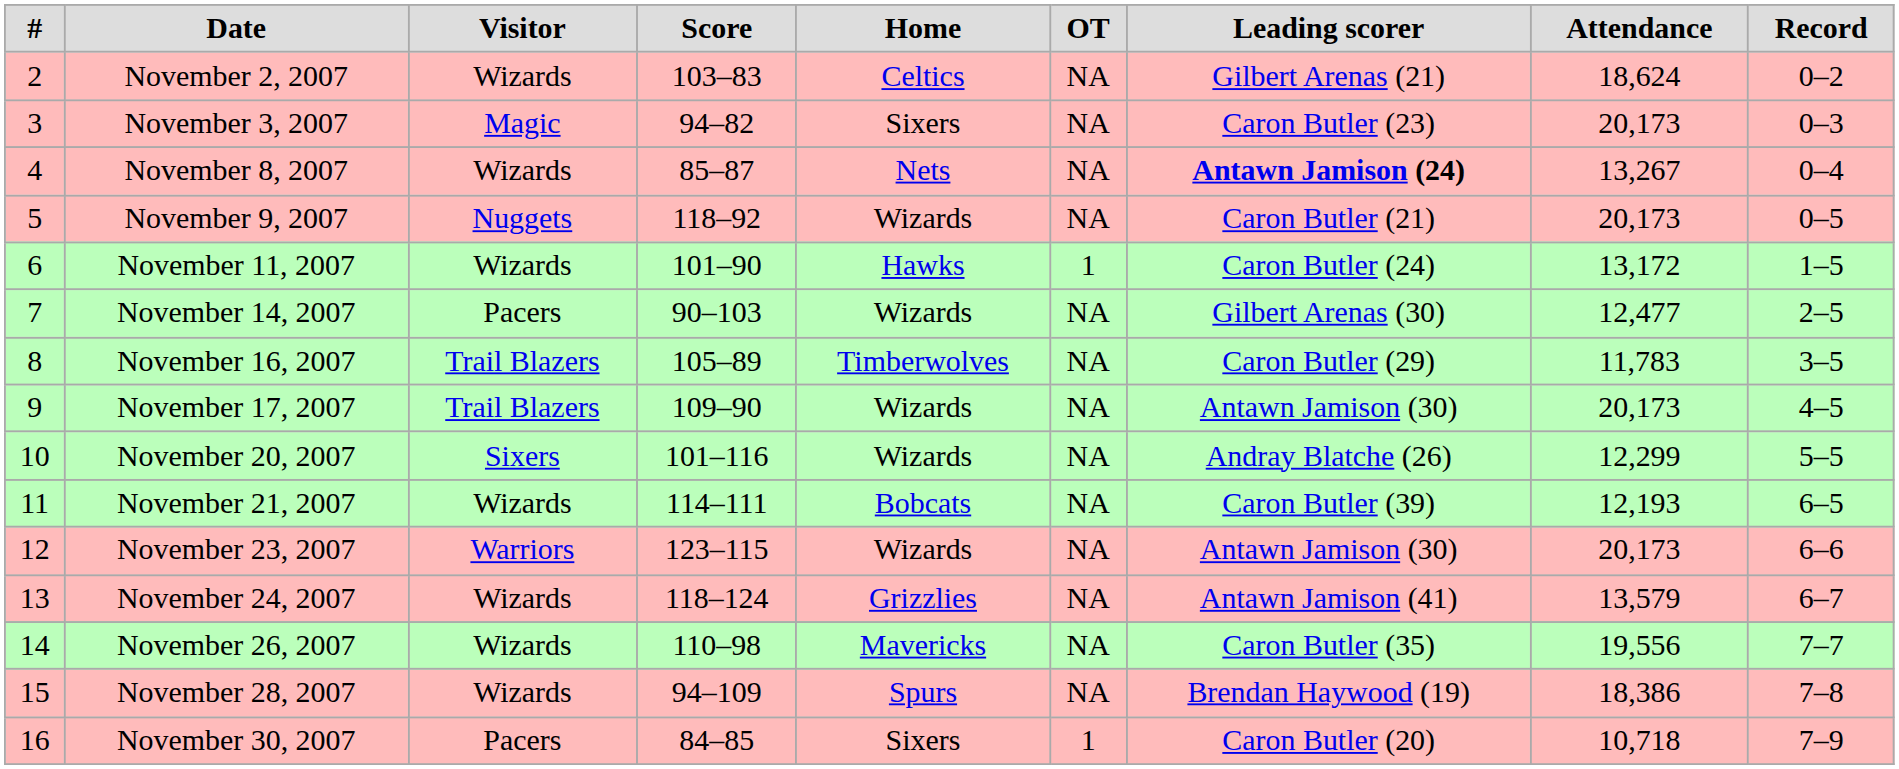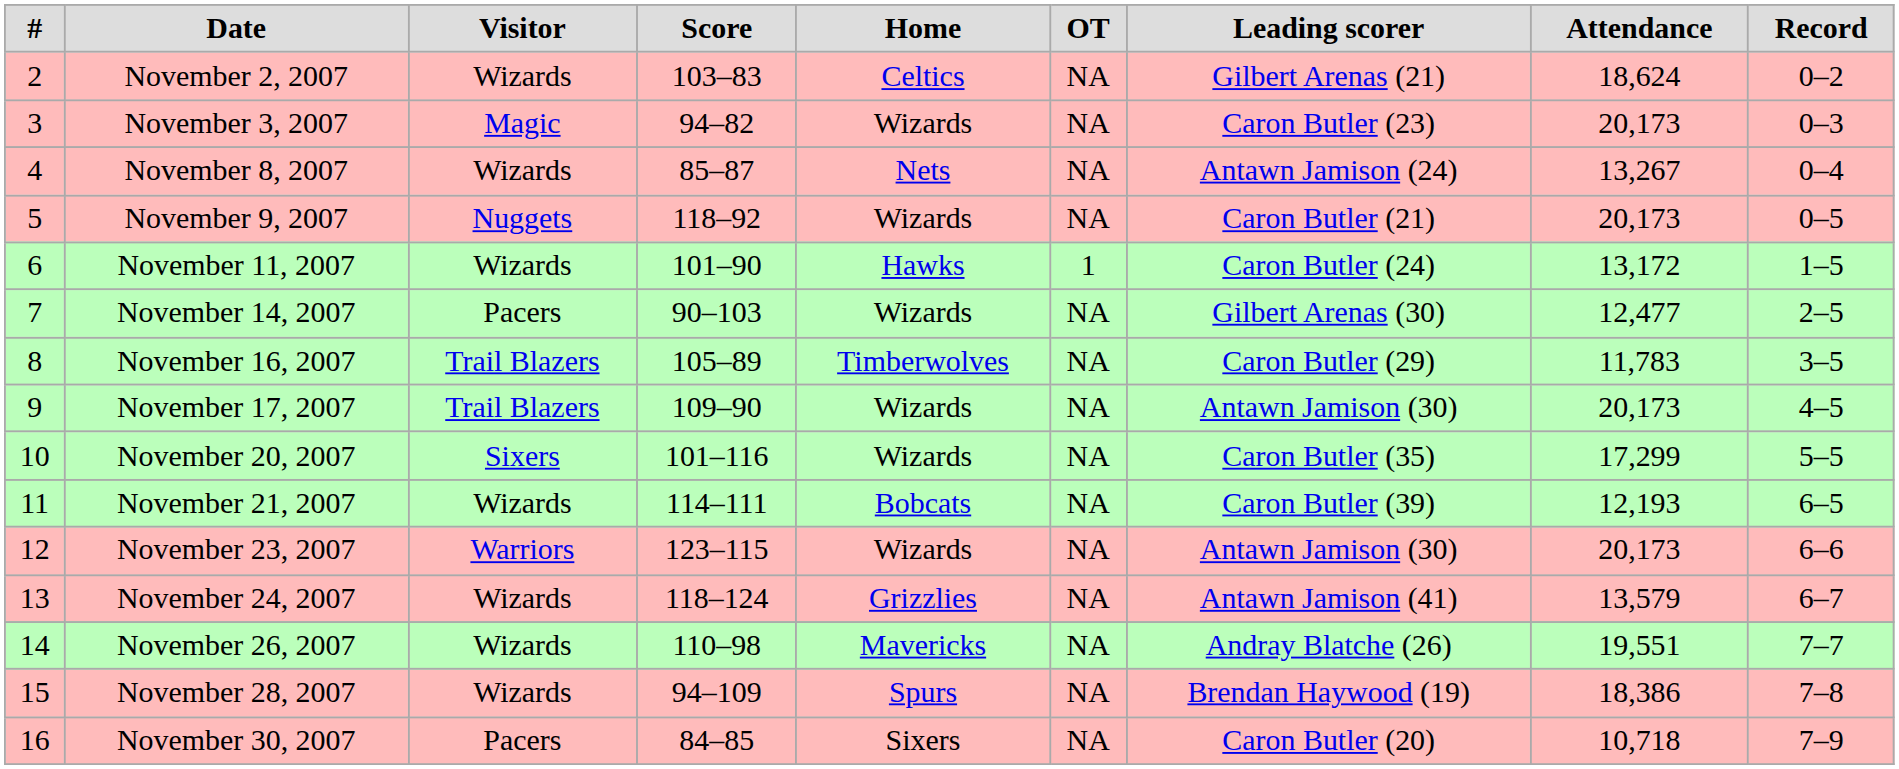(923, 123) Sixers -> (923, 123) Wizards
(1329, 170) bold -> (1329, 170) normal
(1329, 455) Andray Blatche (26) -> (1329, 455) Caron Butler (35)
(1639, 455) 12,299 -> (1639, 455) 17,299
(1329, 645) Caron Butler (35) -> (1329, 645) Andray Blatche (26)
(1639, 645) 19,556 -> (1639, 645) 19,551
(1088, 739) 1 -> (1088, 739) NA
